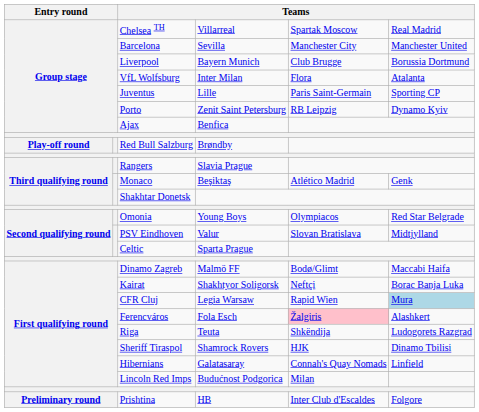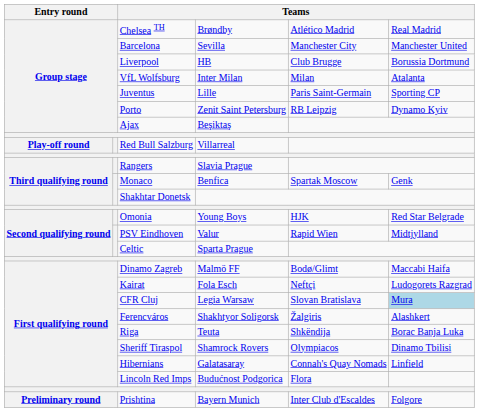(216, 29) Villarreal -> (215, 29) Brøndby
(324, 29) Spartak Moscow -> (322, 29) Atlético Madrid
(228, 62) Bayern Munich -> (204, 62) HB
(301, 77) Flora -> (302, 77) Milan
(213, 125) Benfica -> (214, 125) Beşiktaş
(215, 145) Brøndby -> (216, 145) Villarreal
(214, 181) Beşiktaş -> (213, 181) Benfica
(322, 181) Atlético Madrid -> (324, 181) Spartak Moscow
(315, 217) Olympiacos -> (300, 217) HJK
(326, 233) Slovan Bratislava -> (314, 233) Rapid Wien
(238, 285) Shakhtyor Soligorsk -> (217, 285) Fola Esch
(427, 285) Borac Banja Luka -> (431, 285) Ludogorets Razgrad
(314, 300) Rapid Wien -> (326, 300) Slovan Bratislava
(217, 316) Fola Esch -> (238, 316) Shakhtyor Soligorsk
(306, 316) pink background -> (306, 316) no background
(431, 332) Ludogorets Razgrad -> (427, 332) Borac Banja Luka
(300, 347) HJK -> (315, 347) Olympiacos
(302, 379) Milan -> (301, 379) Flora
(204, 399) HB -> (228, 399) Bayern Munich
